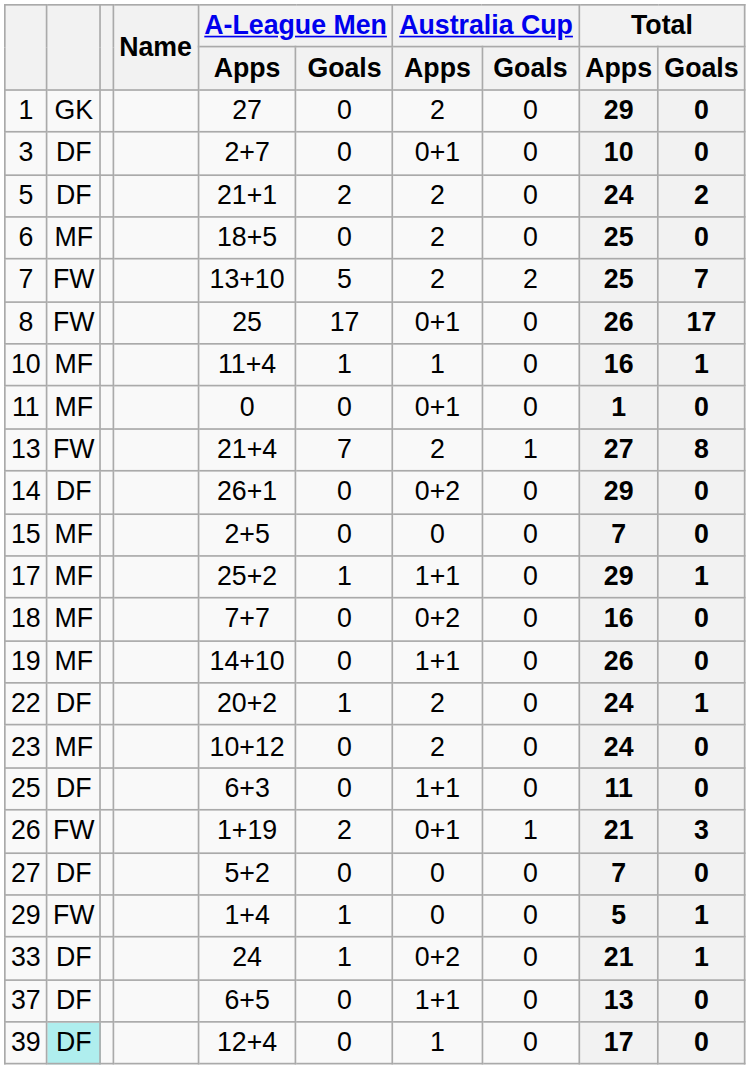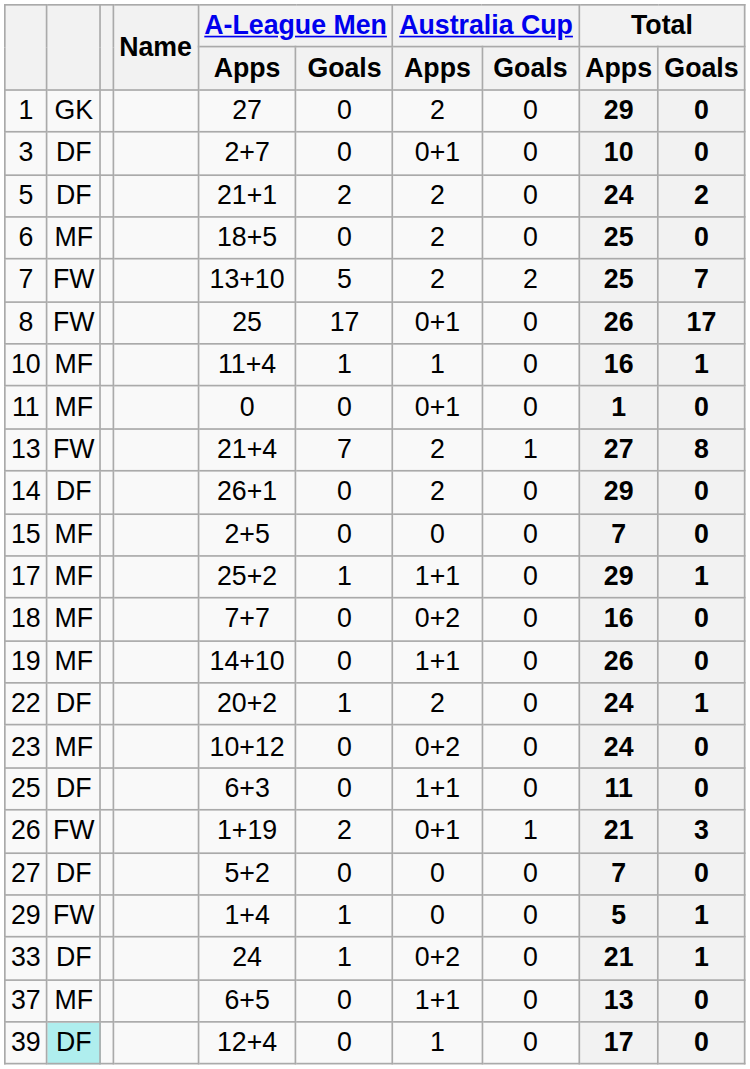(437, 491) 0+2 -> (437, 491) 2
(437, 746) 2 -> (437, 746) 0+2
(74, 1000) DF -> (74, 1000) MF
